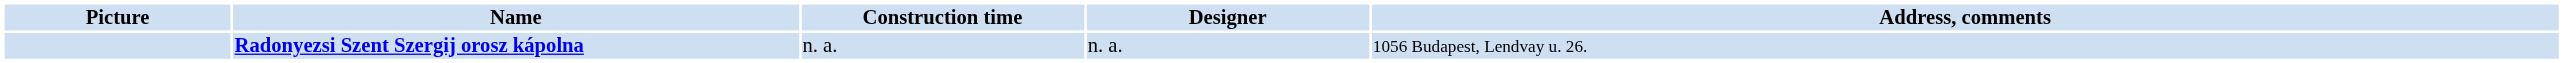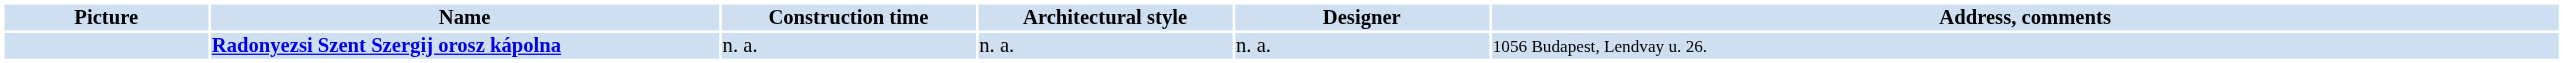+ column: (1105, 17)
